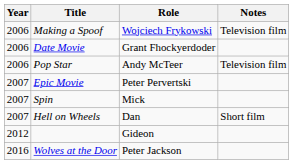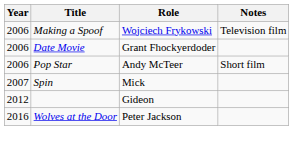(253, 64) Television film -> (243, 64) Short film
- row: (59, 82)
- row: (67, 116)
